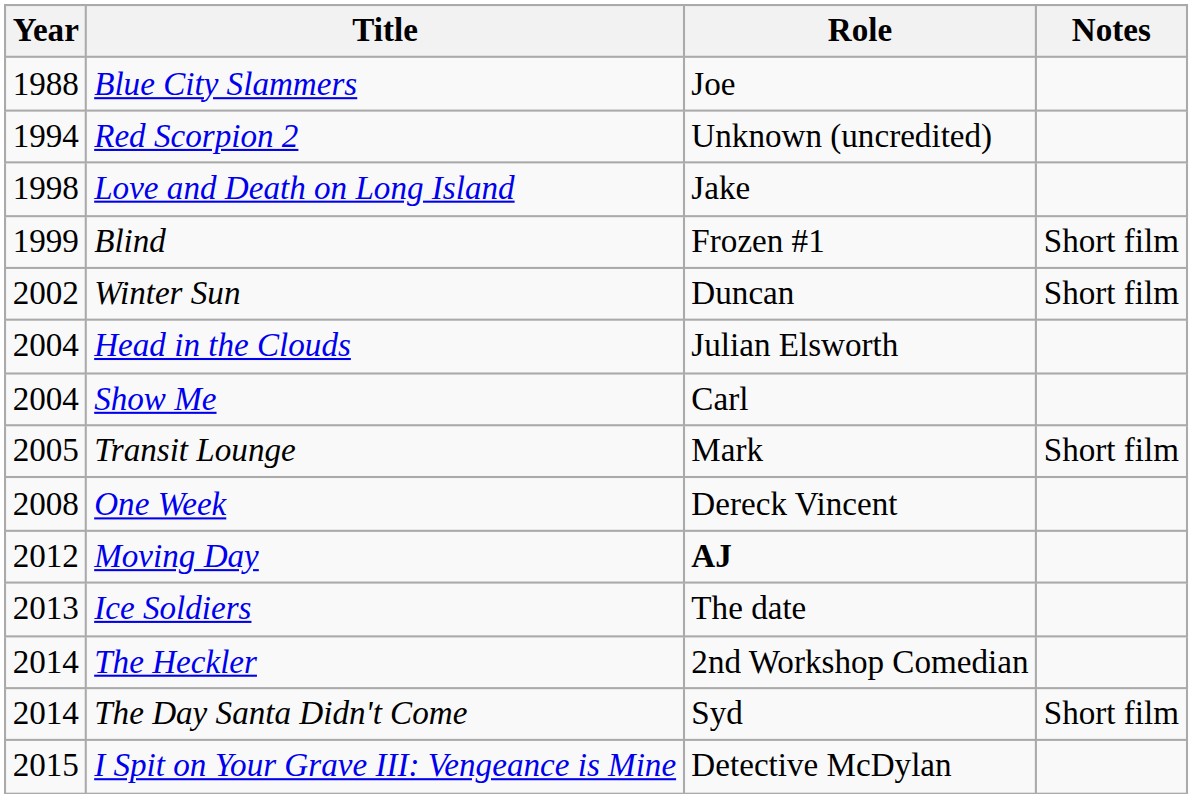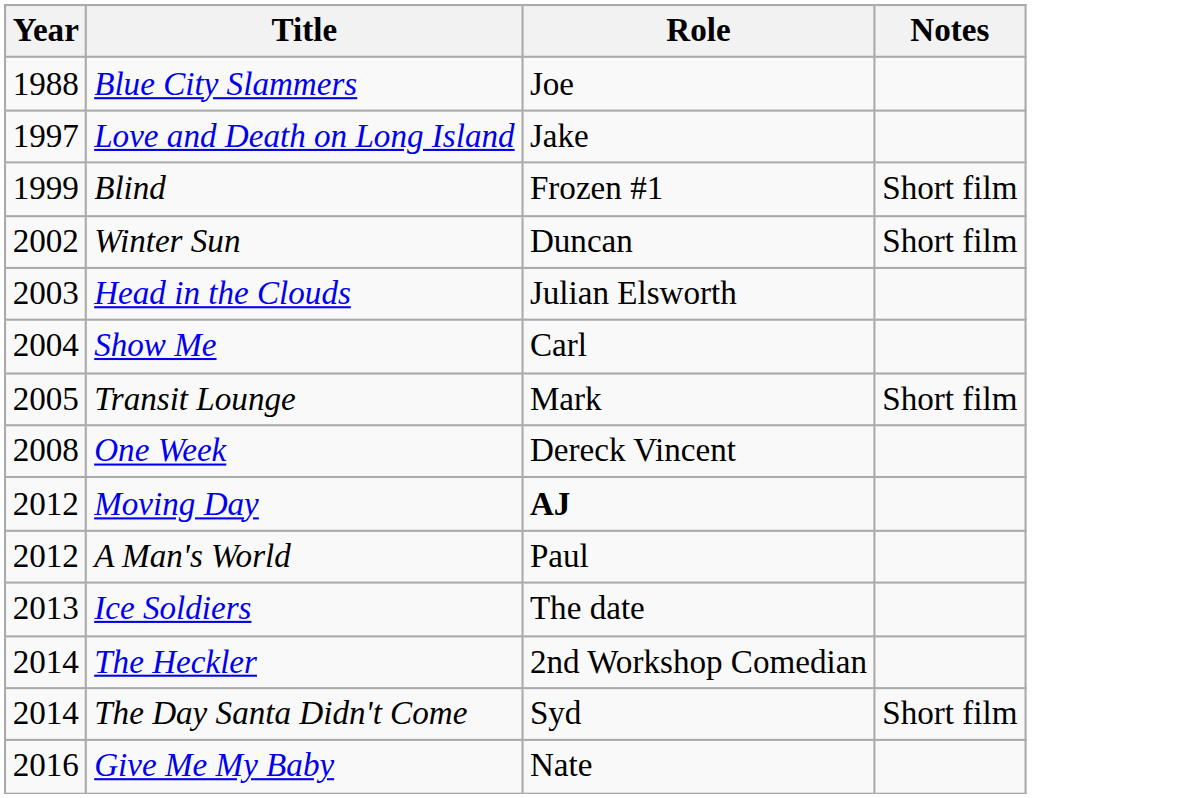- row: (196, 135)
(46, 188) 1998 -> (46, 135) 1997
(46, 345) 2004 -> (46, 293) 2003
+ row: (192, 556)
- row: (385, 766)
+ row: (214, 766)
